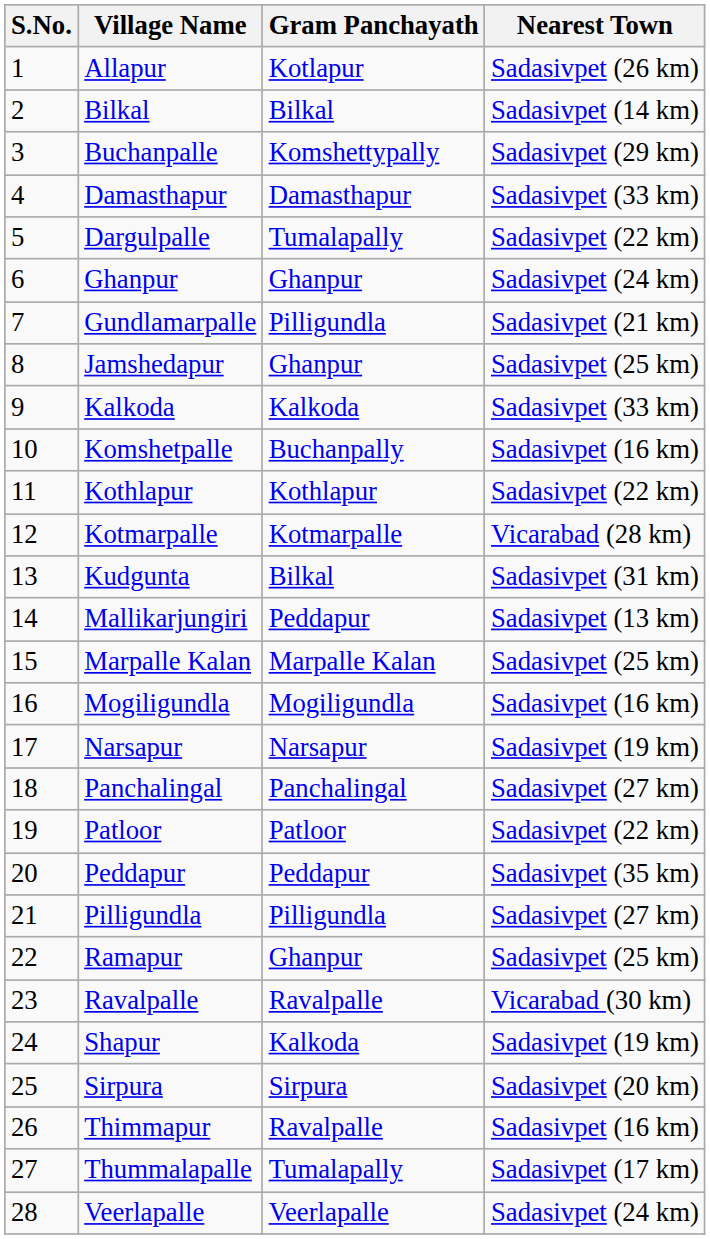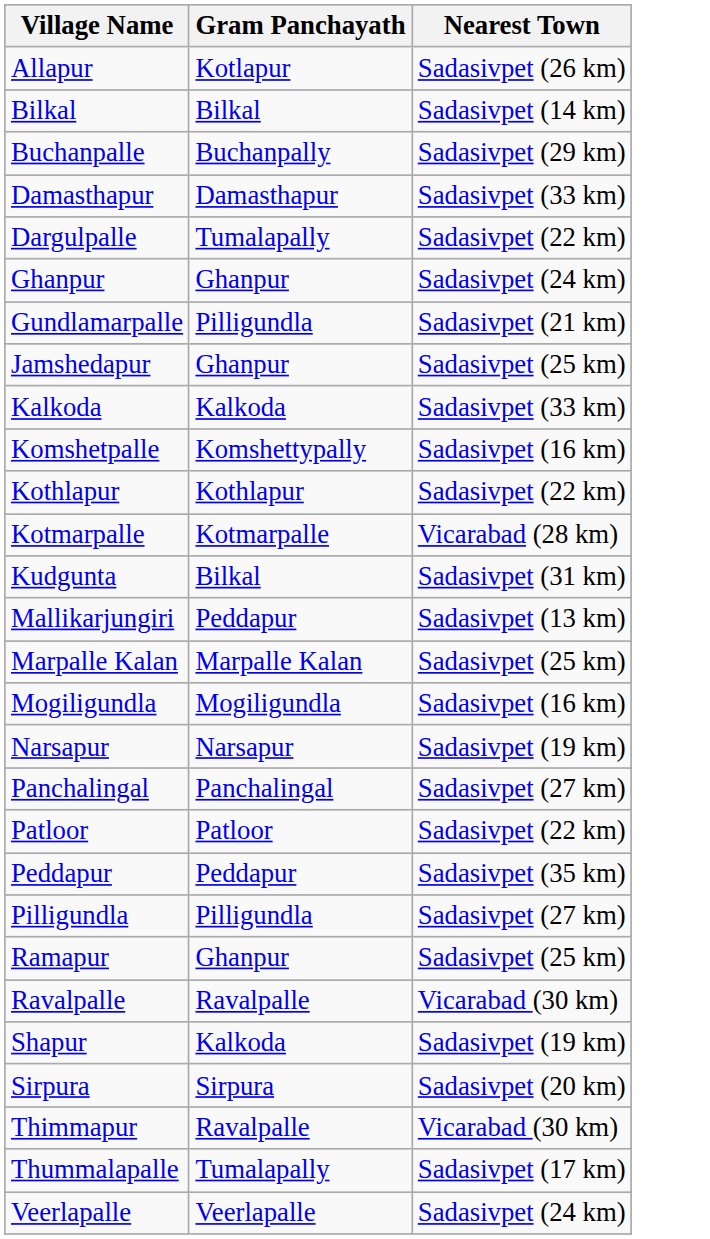- column: (41, 25)
(354, 152) Komshettypally -> (263, 152) Buchanpally
(336, 449) Buchanpally -> (281, 449) Komshettypally
(595, 1127) Sadasivpet (16 km) -> (518, 1127) Vicarabad (30 km)
